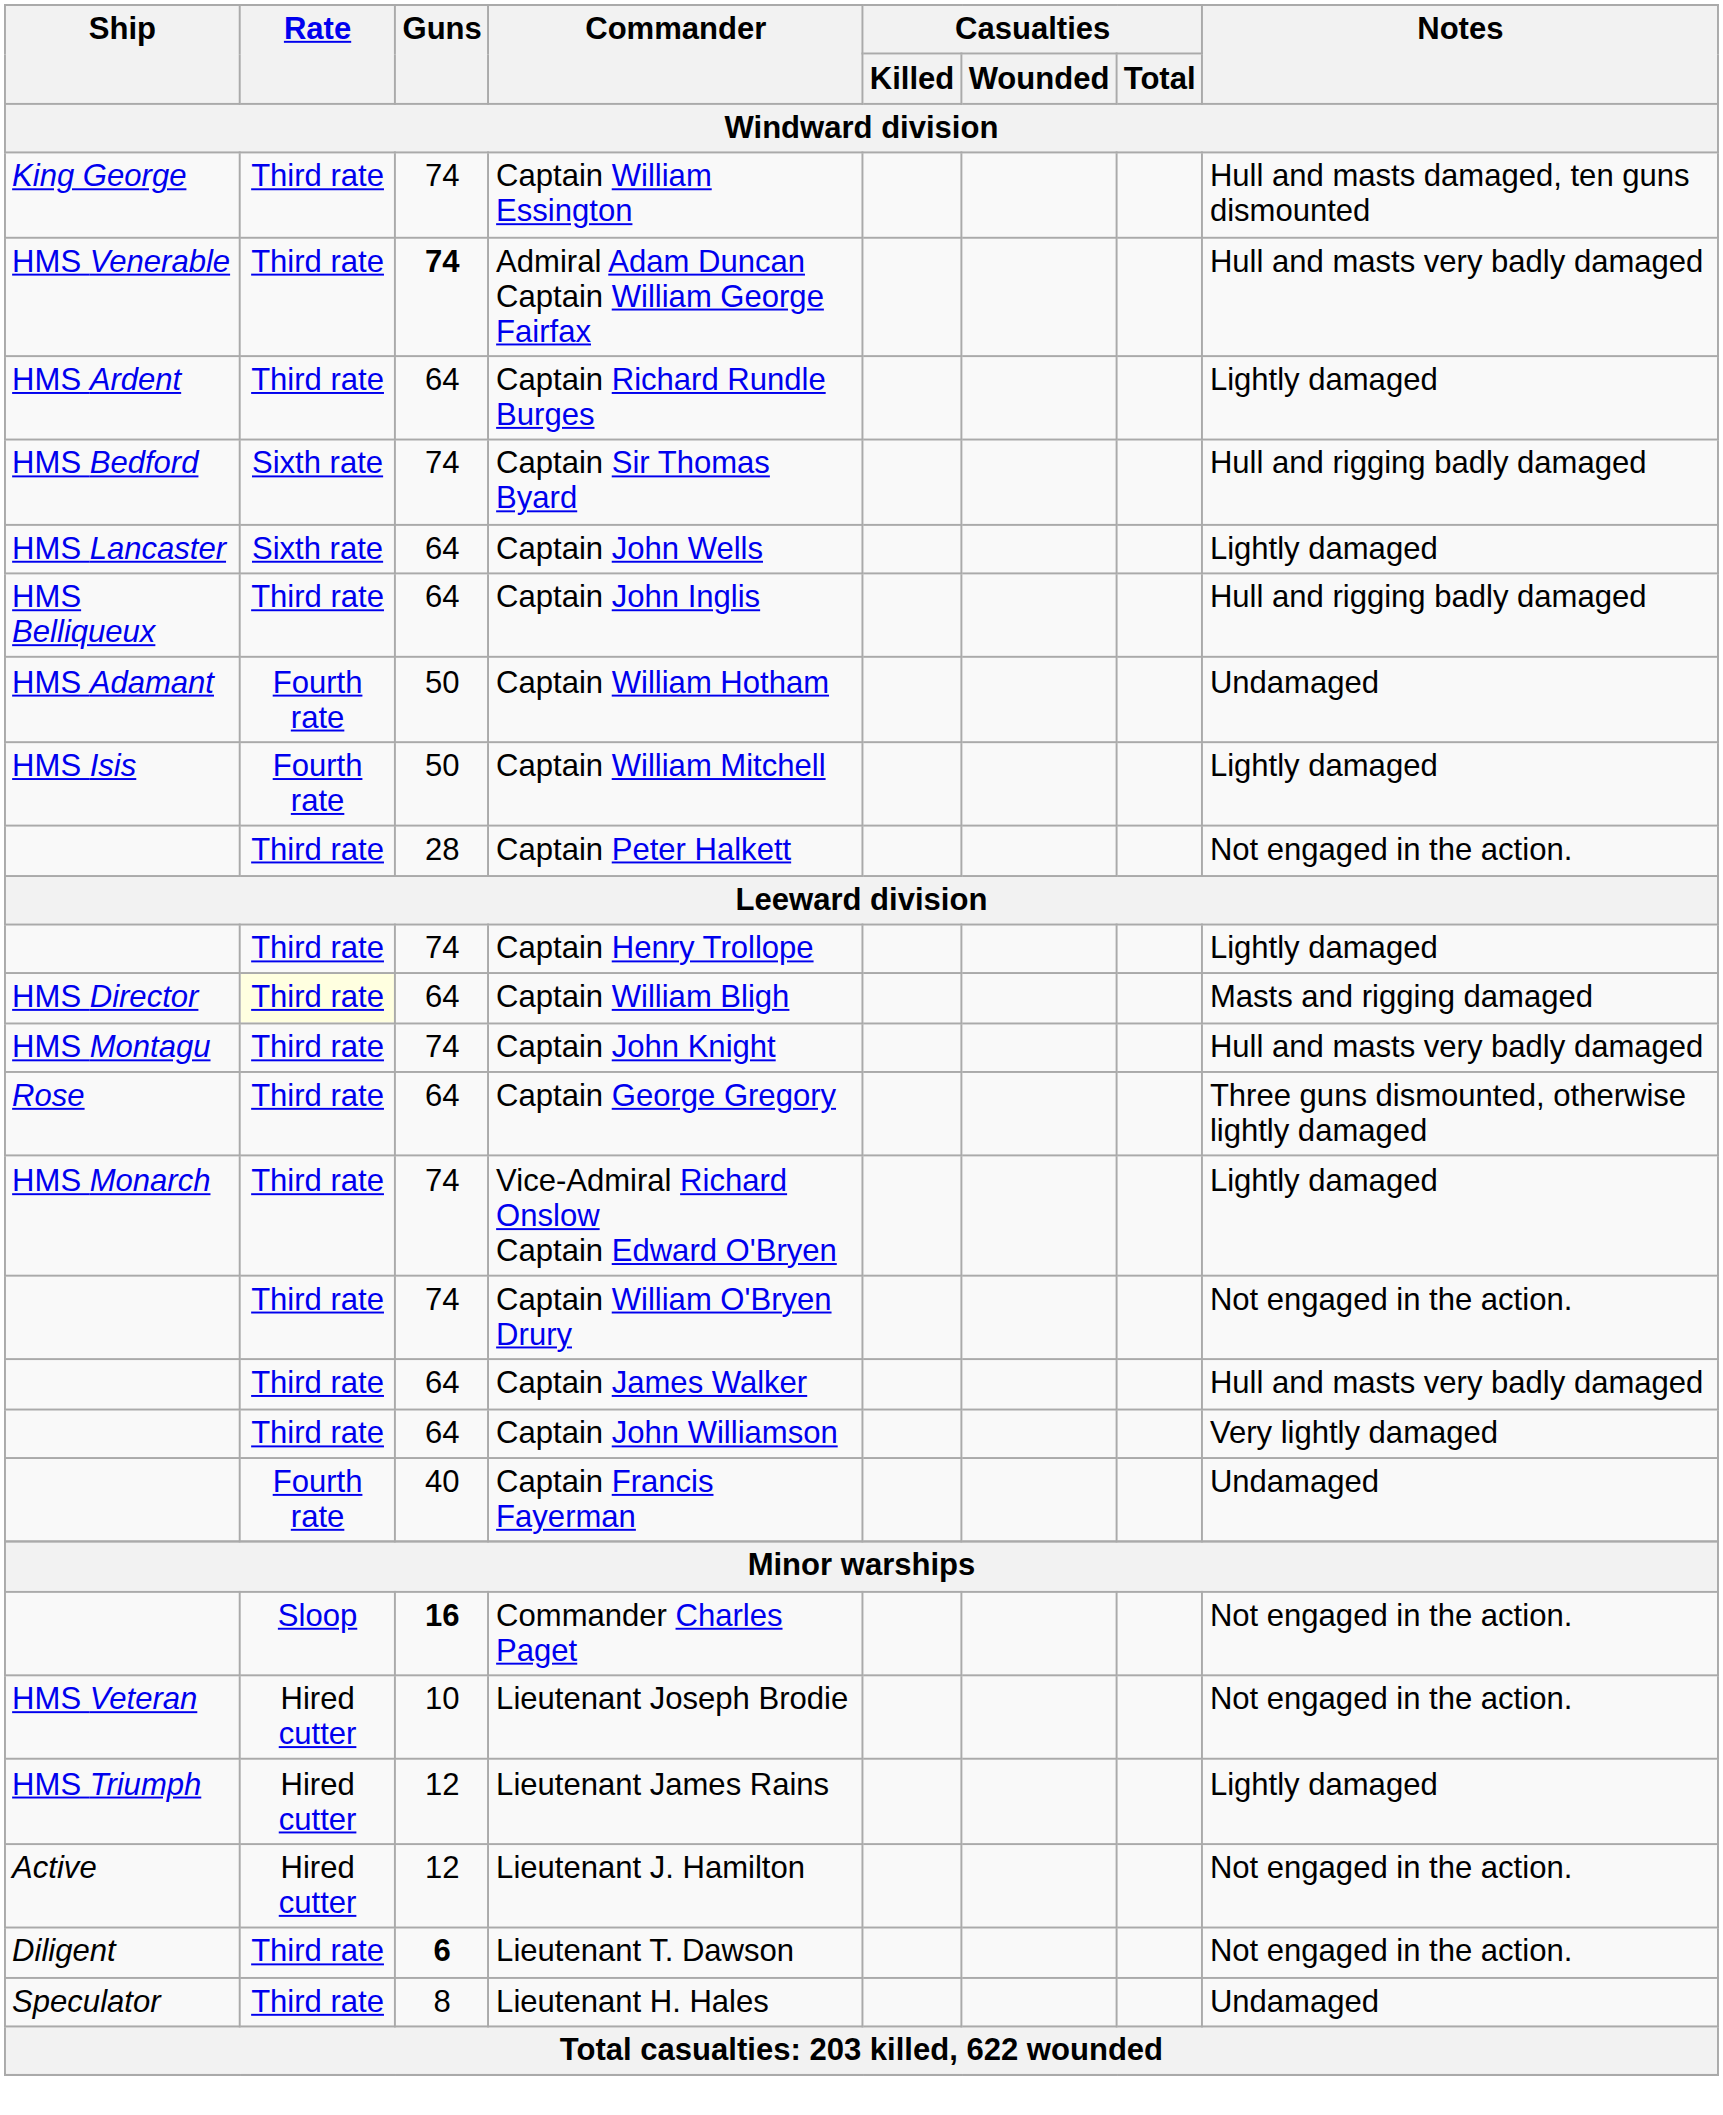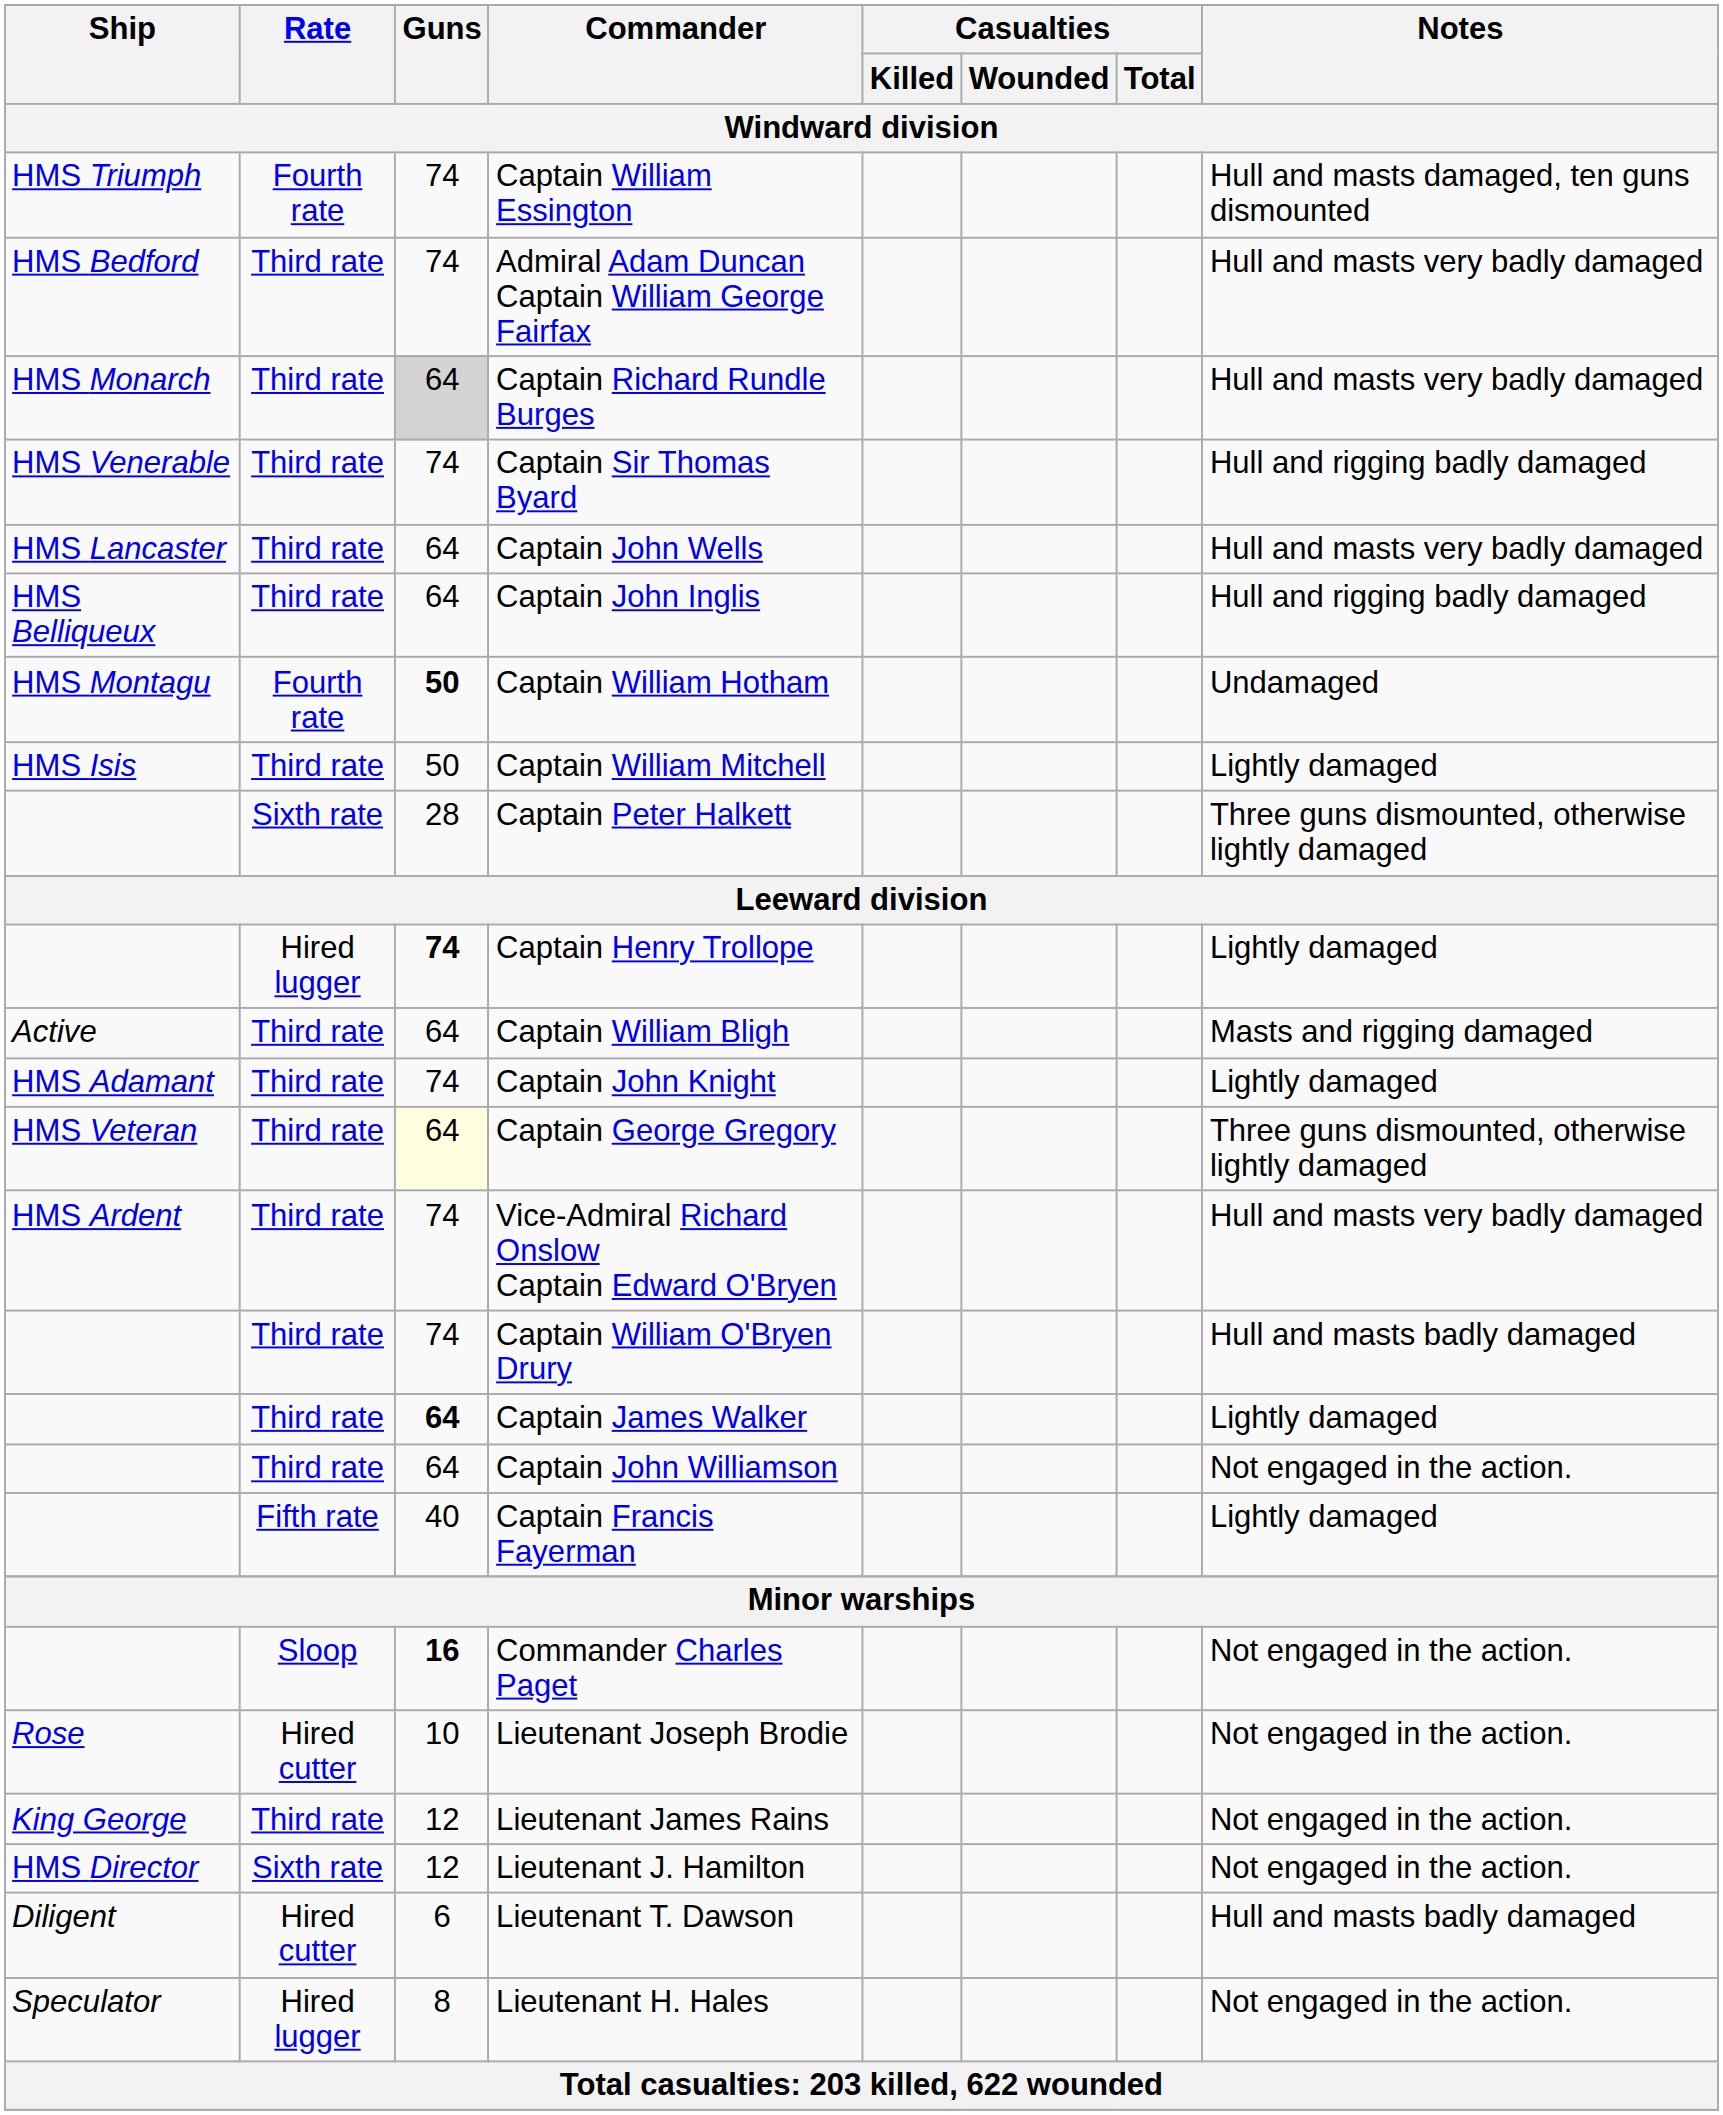(99, 176) King George -> (107, 176) HMS Triumph
(318, 176) Third rate -> (318, 194) Fourth rate
(121, 260) HMS Venerable -> (105, 260) HMS Bedford
(442, 260) bold -> (442, 260) normal
(97, 380) HMS Ardent -> (111, 380) HMS Monarch
(442, 380) no background -> (442, 380) lightgrey background
(1324, 380) Lightly damaged -> (1457, 380) Hull and masts very badly damaged
(105, 464) HMS Bedford -> (121, 464) HMS Venerable
(318, 464) Sixth rate -> (318, 464) Third rate
(318, 548) Sixth rate -> (318, 548) Third rate
(1324, 548) Lightly damaged -> (1457, 548) Hull and masts very badly damaged
(113, 681) HMS Adamant -> (111, 681) HMS Montagu
(442, 681) normal -> (442, 681) bold
(318, 783) Fourth rate -> (318, 765) Third rate
(318, 849) Third rate -> (318, 815) Sixth rate
(1391, 849) Not engaged in the action. -> (1448, 832) Three guns dismounted, otherwise lightly damaged
(318, 948) Third rate -> (318, 965) Hired lugger
(442, 948) normal -> (442, 948) bold
(105, 997) HMS Director -> (54, 1032) Active
(318, 997) lightyellow background -> (318, 1032) no background
(111, 1046) HMS Montagu -> (113, 1081) HMS Adamant
(1457, 1046) Hull and masts very badly damaged -> (1324, 1081) Lightly damaged
(48, 1096) Rose -> (105, 1131) HMS Veteran
(442, 1096) no background -> (442, 1131) lightyellow background
(111, 1180) HMS Monarch -> (97, 1215) HMS Ardent
(1324, 1180) Lightly damaged -> (1457, 1215) Hull and masts very badly damaged
(1391, 1299) Not engaged in the action. -> (1423, 1334) Hull and masts badly damaged
(442, 1383) normal -> (442, 1418) bold
(1457, 1383) Hull and masts very badly damaged -> (1324, 1418) Lightly damaged
(1354, 1432) Very lightly damaged -> (1391, 1467) Not engaged in the action.
(318, 1499) Fourth rate -> (318, 1516) Fifth rate
(1294, 1481) Undamaged -> (1324, 1516) Lightly damaged
(105, 1699) HMS Veteran -> (48, 1734) Rose
(107, 1783) HMS Triumph -> (99, 1818) King George
(318, 1801) Hired cutter -> (318, 1818) Third rate
(1324, 1783) Lightly damaged -> (1391, 1818) Not engaged in the action.
(54, 1867) Active -> (105, 1867) HMS Director
(318, 1885) Hired cutter -> (318, 1867) Sixth rate
(318, 1951) Third rate -> (318, 1934) Hired cutter
(442, 1951) bold -> (442, 1916) normal
(1391, 1951) Not engaged in the action. -> (1423, 1916) Hull and masts badly damaged
(318, 2001) Third rate -> (318, 2018) Hired lugger
(1294, 2001) Undamaged -> (1391, 2001) Not engaged in the action.
